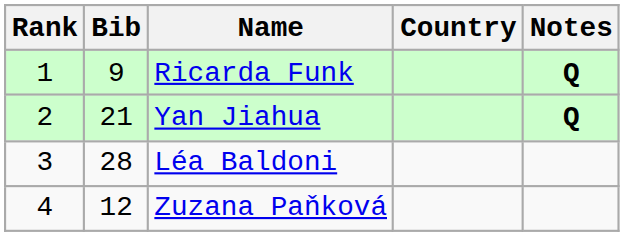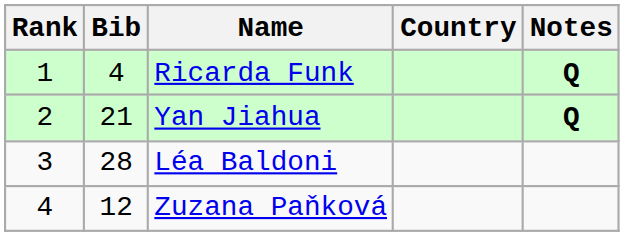(116, 73) 9 -> (116, 73) 4
